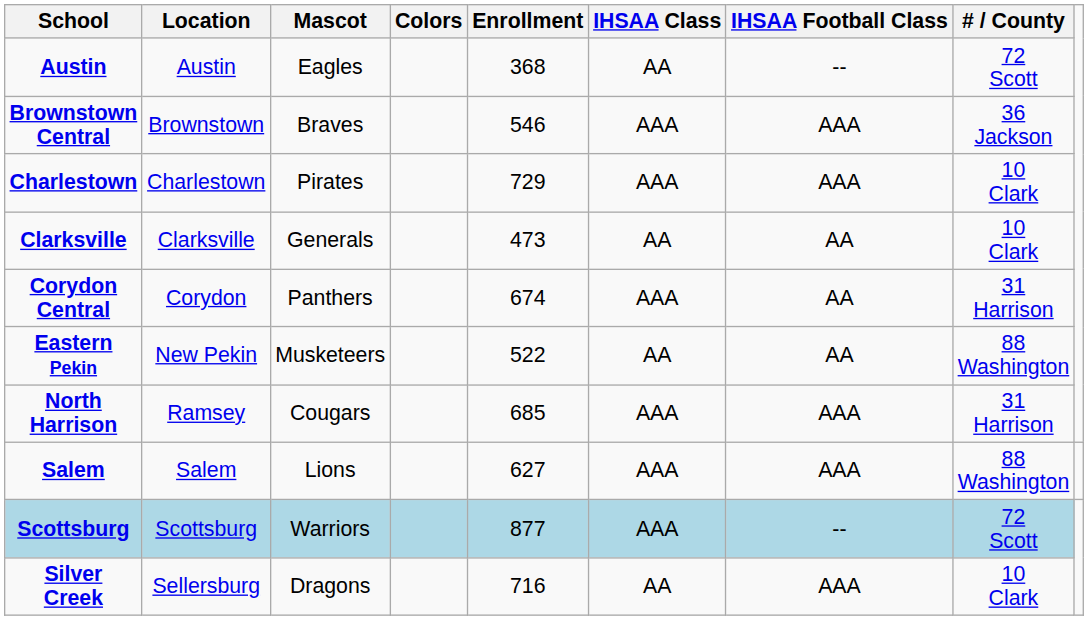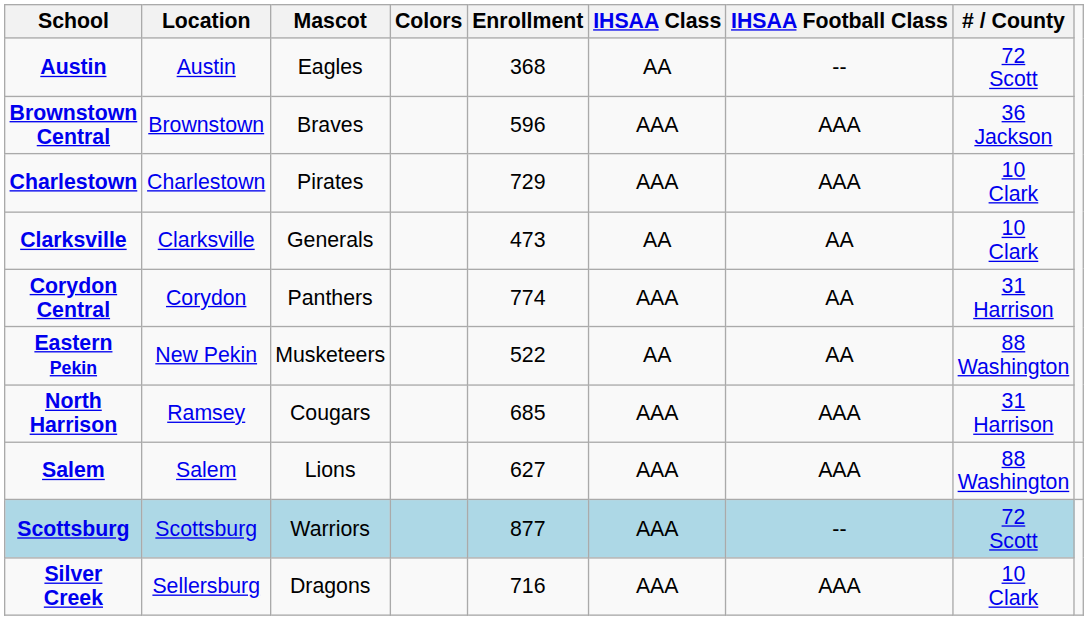(528, 124) 546 -> (528, 124) 596
(528, 297) 674 -> (528, 297) 774
(657, 586) AA -> (657, 586) AAA
